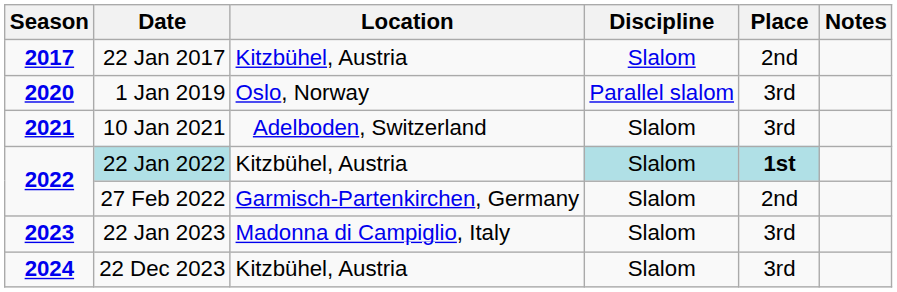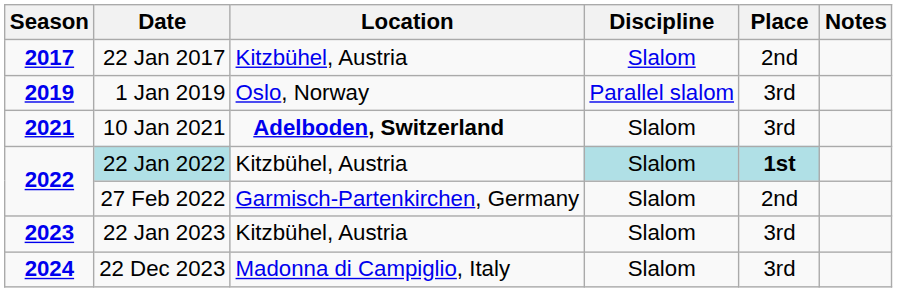(49, 92) 2020 -> (49, 92) 2019
(361, 127) normal -> (370, 127) bold
(373, 233) Madonna di Campiglio, Italy -> (321, 233) Kitzbühel, Austria
(321, 269) Kitzbühel, Austria -> (373, 269) Madonna di Campiglio, Italy
